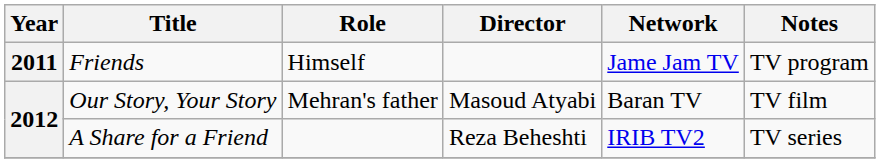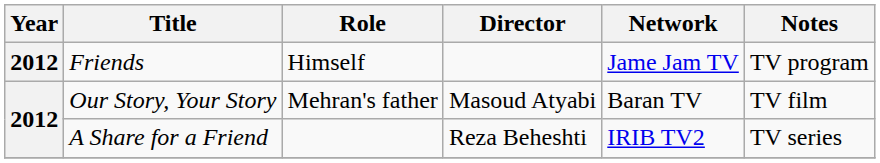(34, 61) 2011 -> (34, 61) 2012
